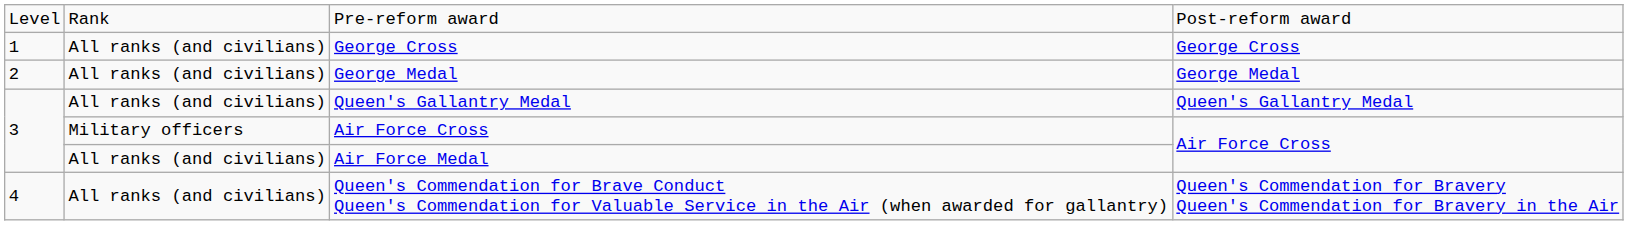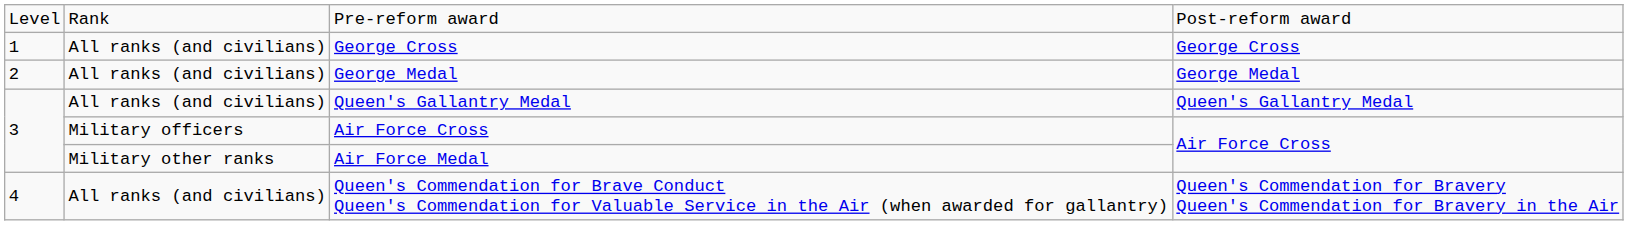(197, 158) All ranks (and civilians) -> (171, 158) Military other ranks
